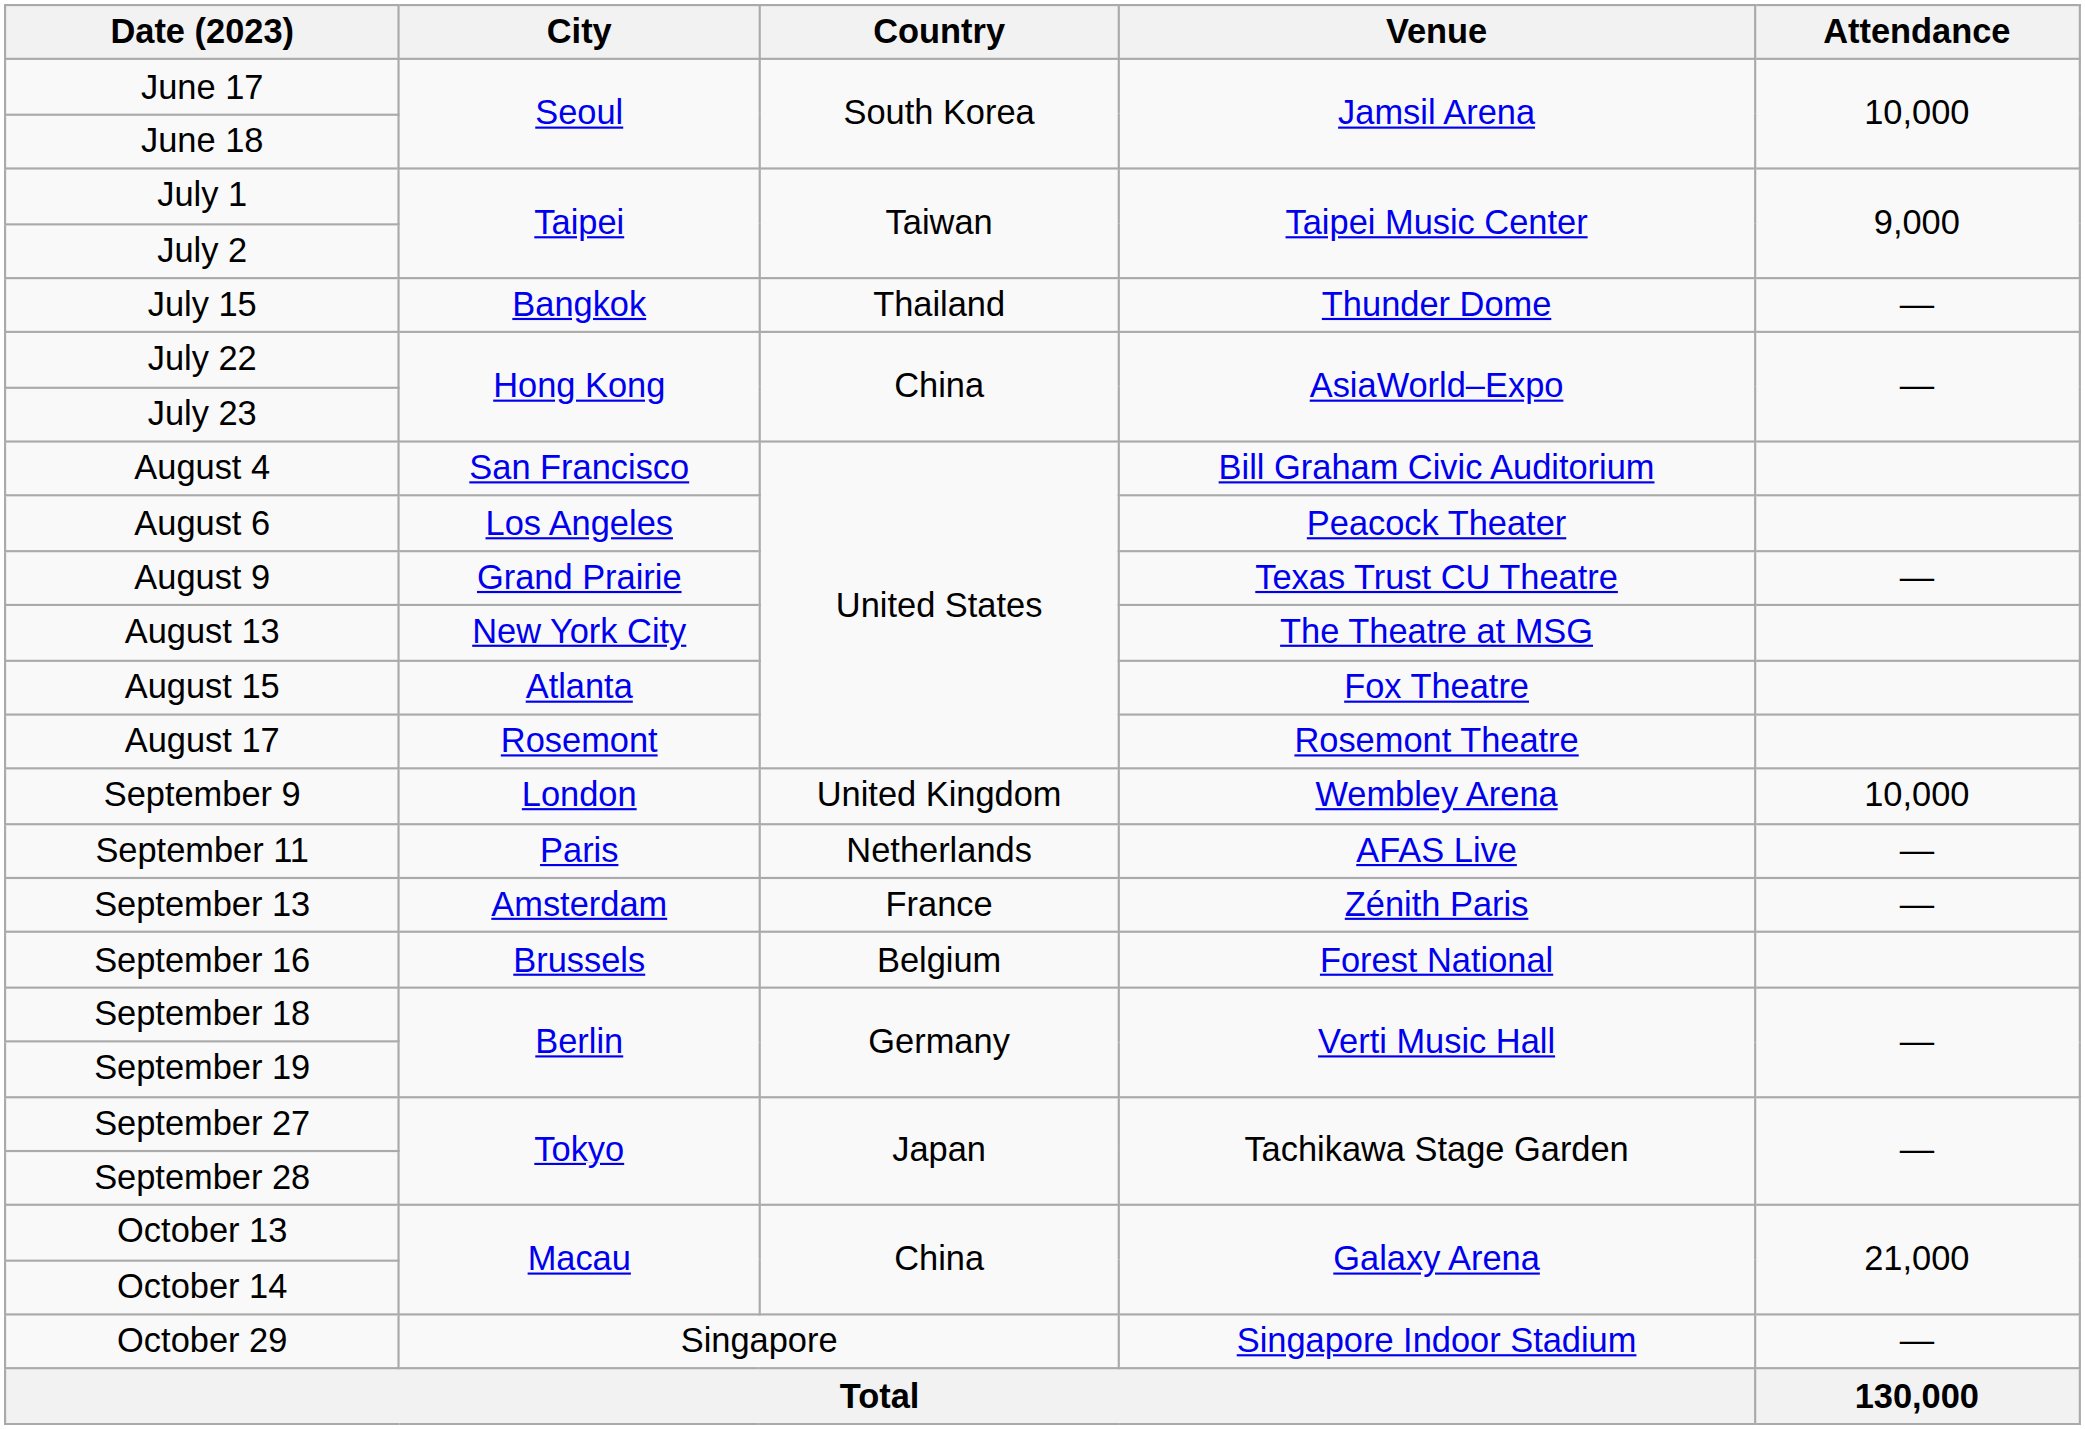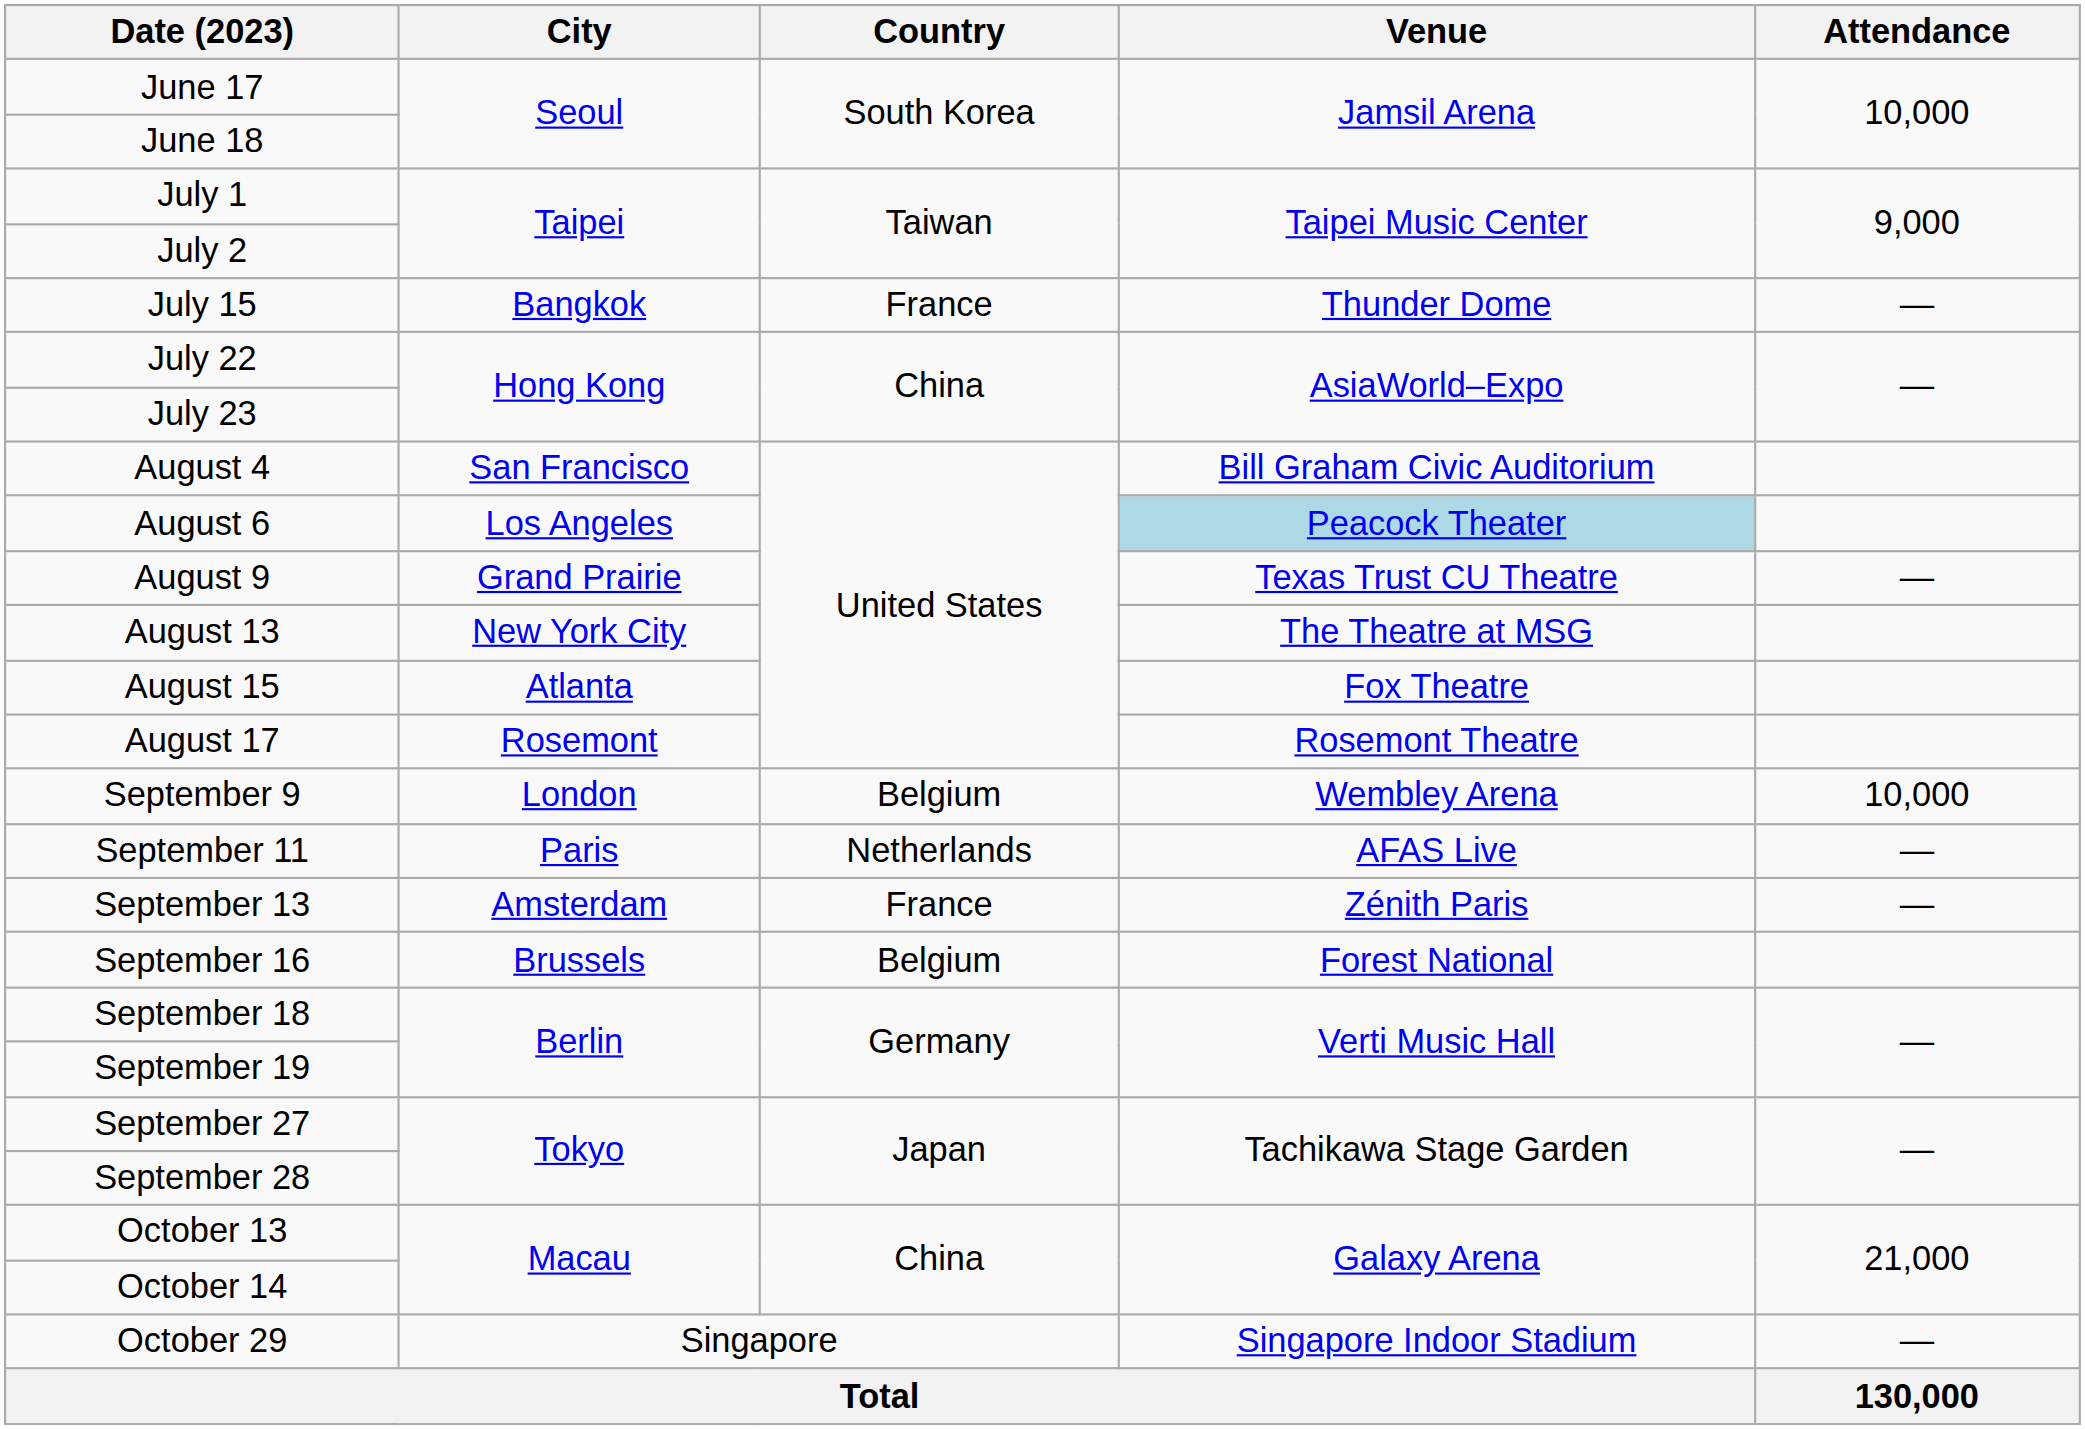(939, 304) Thailand -> (939, 304) France
(1437, 522) no background -> (1437, 522) lightblue background
(939, 795) United Kingdom -> (939, 795) Belgium
